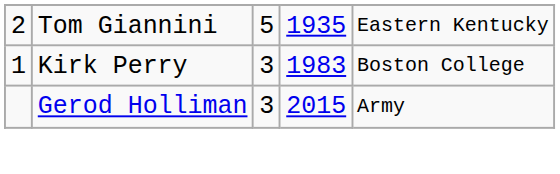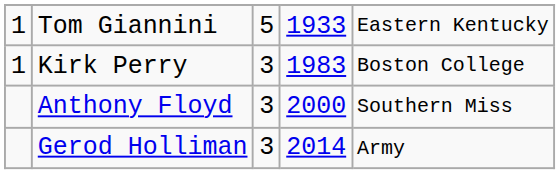(18, 25) 2 -> (18, 25) 1
(316, 25) 1935 -> (316, 25) 1933
+ row: (135, 107)
(316, 107) 2015 -> (316, 147) 2014
